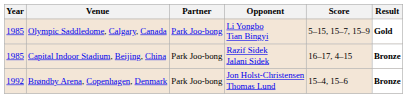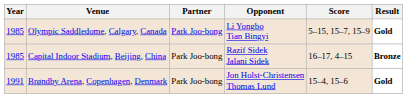(15, 81) 1992 -> (15, 81) 1991
(387, 81) Bronze -> (383, 81) Gold
